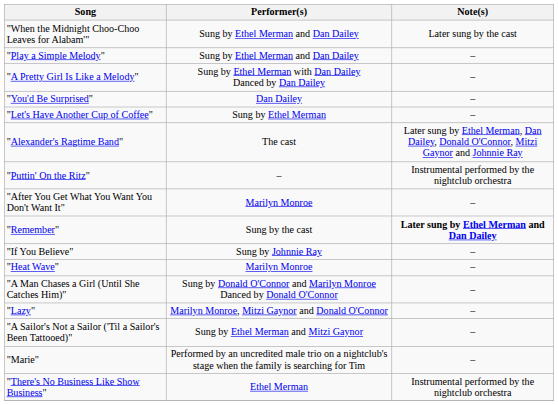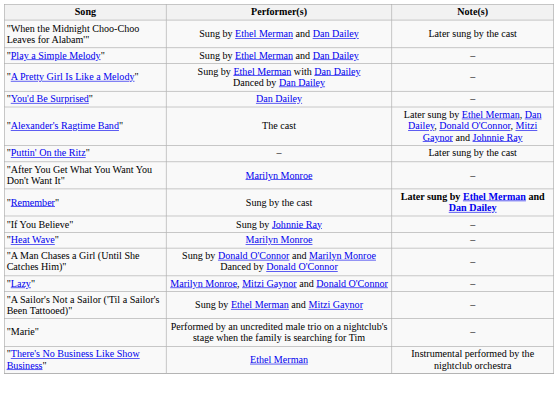- row: (80, 115)
(473, 175) Instrumental performed by the nightclub orchestra -> (473, 153) Later sung by the cast
